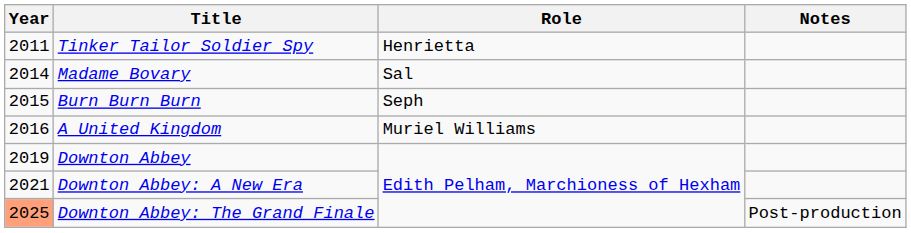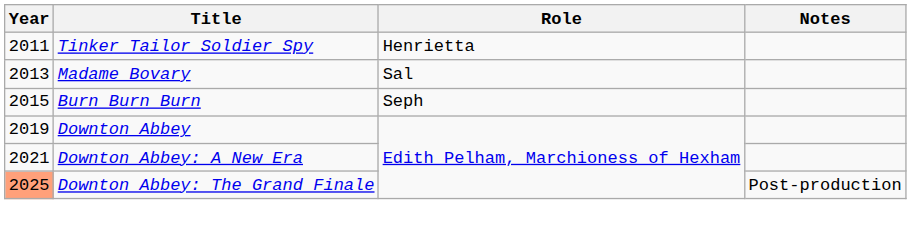(29, 74) 2014 -> (29, 74) 2013
- row: (139, 130)
